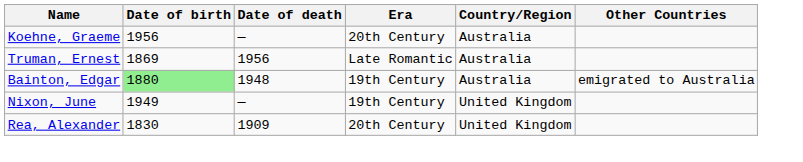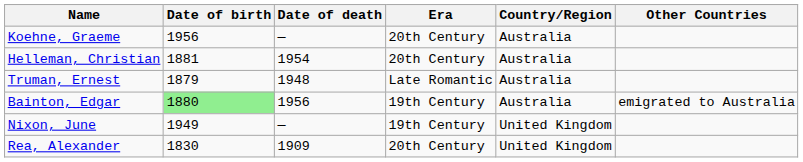+ row: (84, 59)
(143, 59) 1869 -> (183, 81) 1879
(253, 59) 1956 -> (294, 81) 1948
(253, 81) 1948 -> (294, 103) 1956
